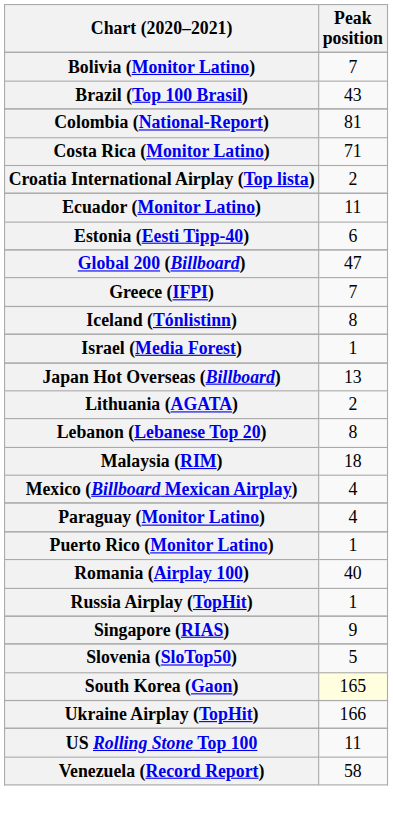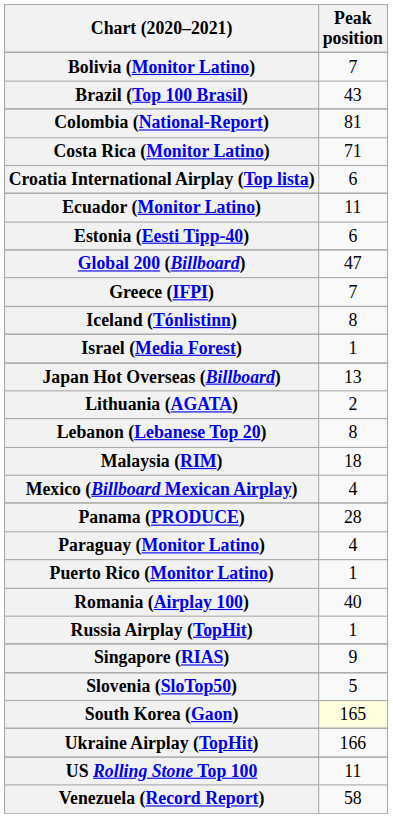(353, 179) 2 -> (353, 179) 6
+ row: (162, 517)
